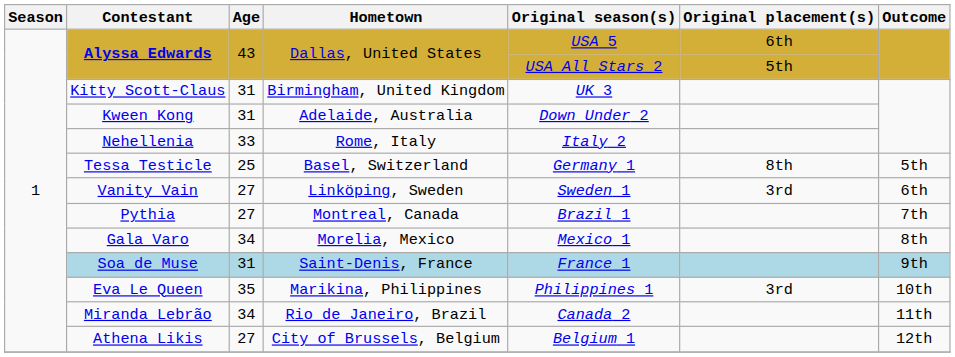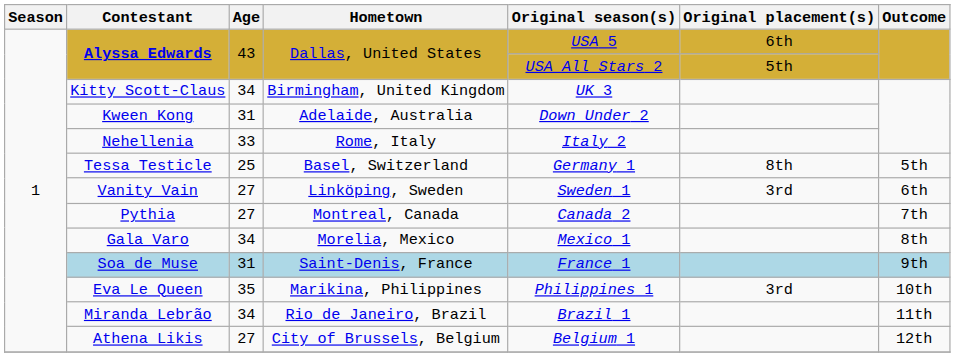(246, 91) 31 -> (246, 91) 34
(594, 215) Brazil 1 -> (594, 215) Canada 2
(594, 314) Canada 2 -> (594, 314) Brazil 1
